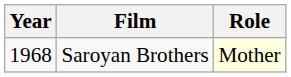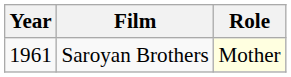(31, 54) 1968 -> (31, 54) 1961
